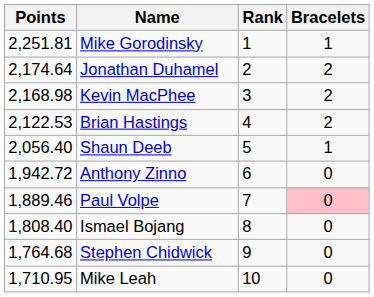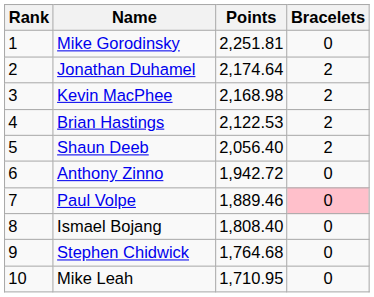columns swapped: (263, 17) <-> (40, 17)
(328, 43) 1 -> (328, 43) 0
(328, 148) 1 -> (328, 148) 2
